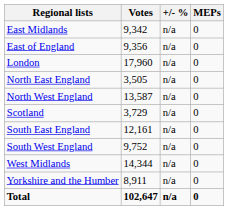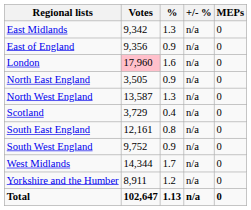+ column: (172, 12)
(138, 63) no background -> (138, 63) pink background
